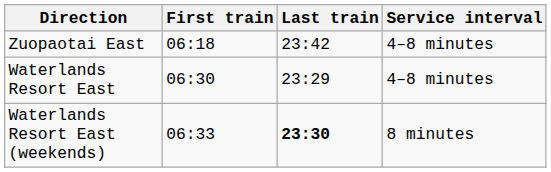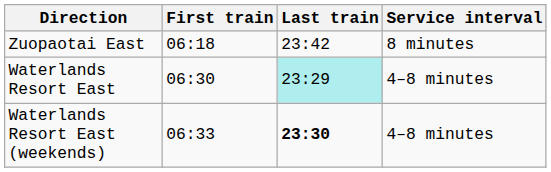(440, 44) 4–8 minutes -> (430, 44) 8 minutes
(306, 80) no background -> (306, 80) paleturquoise background
(430, 135) 8 minutes -> (440, 135) 4–8 minutes
